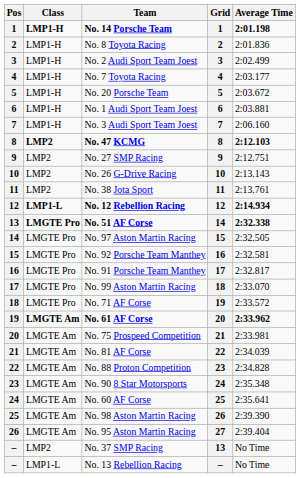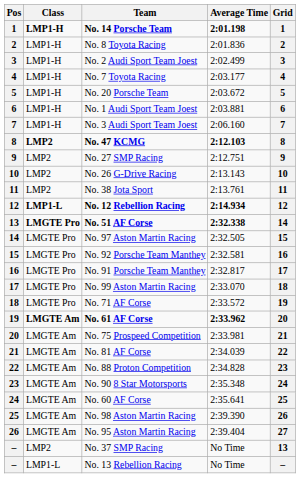columns swapped: (264, 12) <-> (220, 12)
